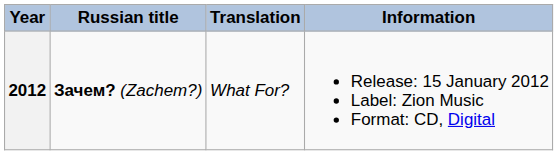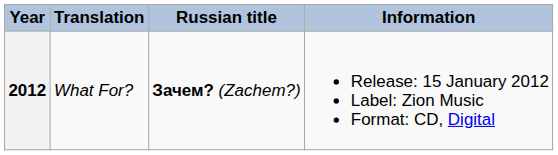columns swapped: (128, 17) <-> (255, 17)
